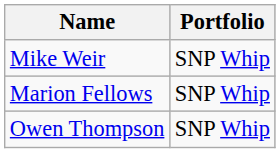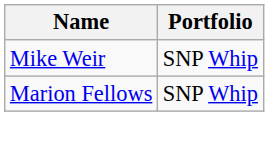- row: (87, 128)
